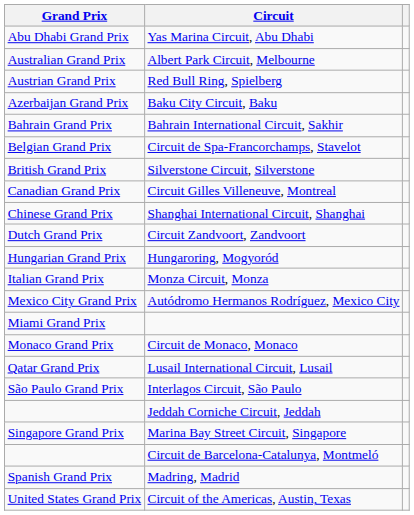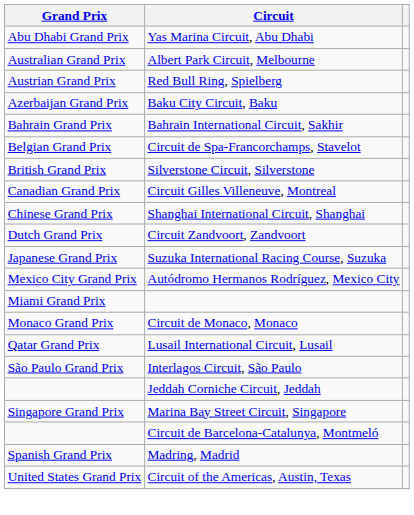- row: (213, 256)
- row: (208, 278)
+ row: (267, 256)
